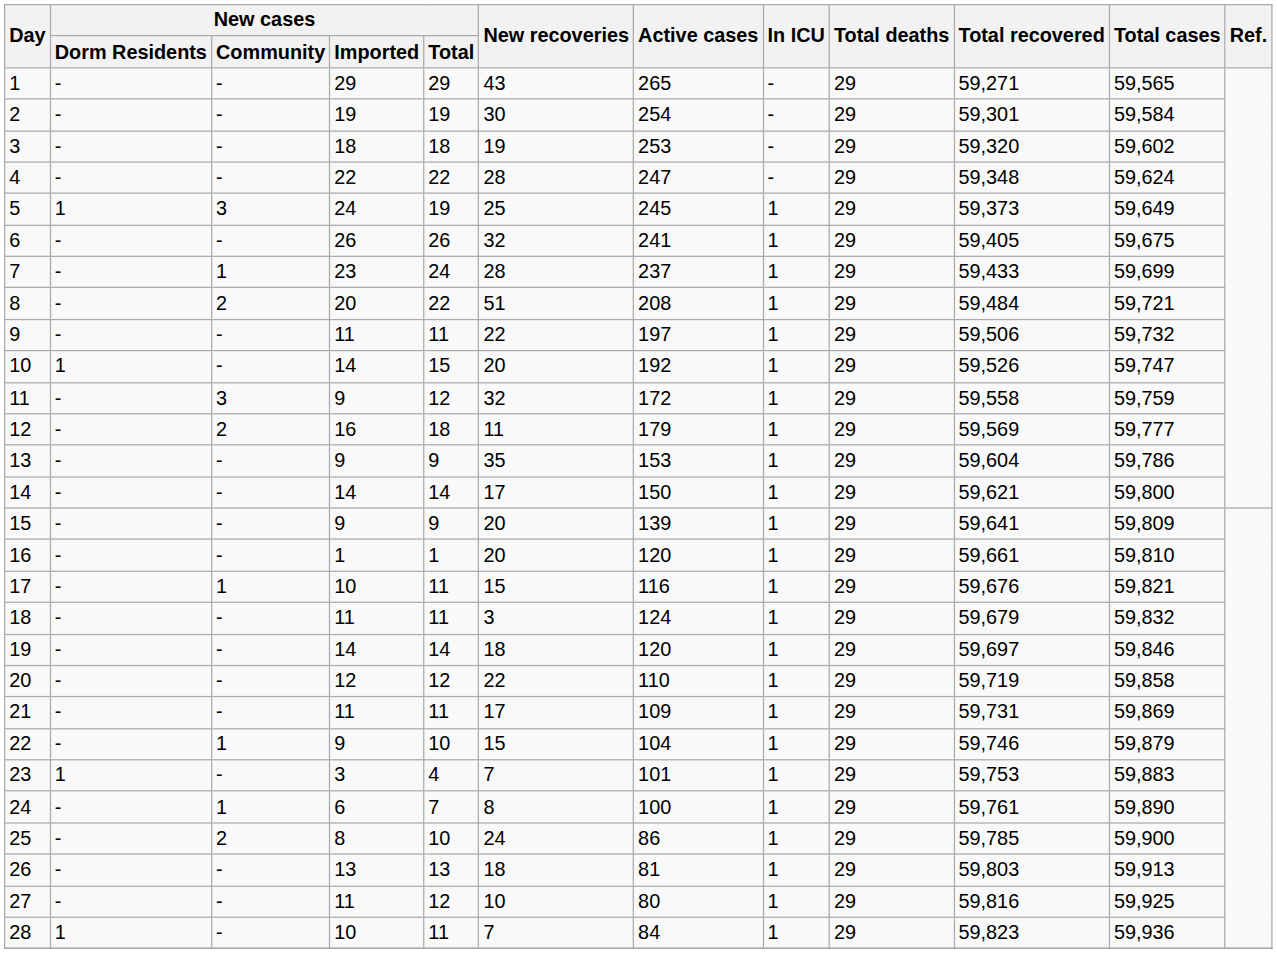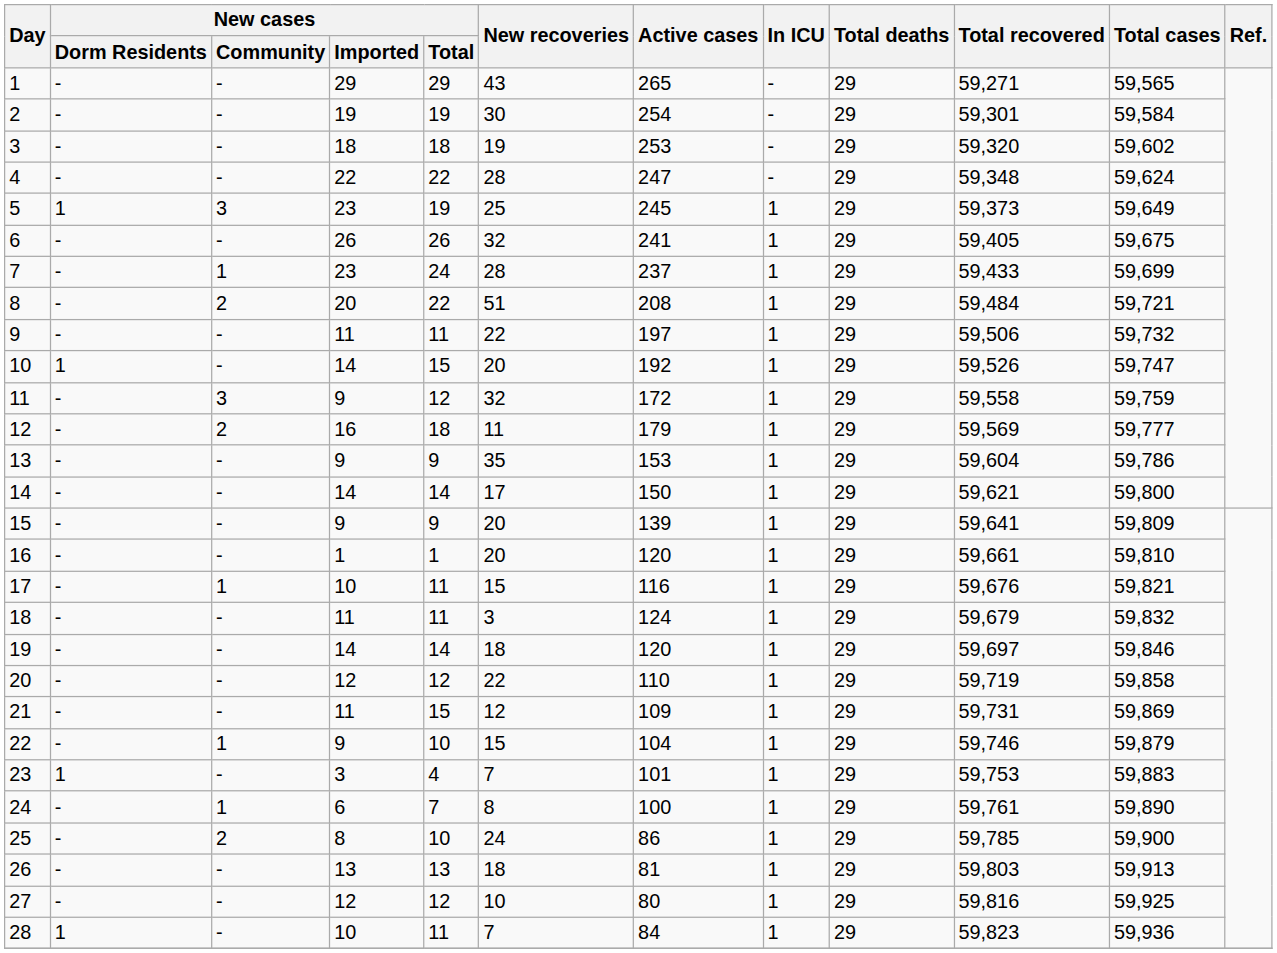(345, 209) 24 -> (345, 209) 23
(439, 712) 11 -> (439, 712) 15
(494, 712) 17 -> (494, 712) 12
(345, 901) 11 -> (345, 901) 12
